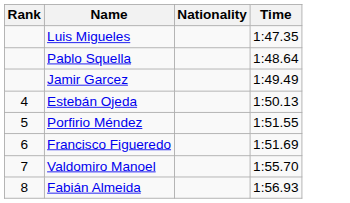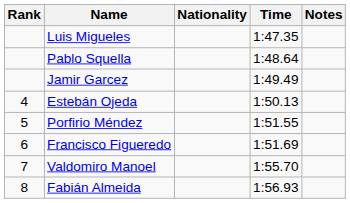+ column: (324, 15)
